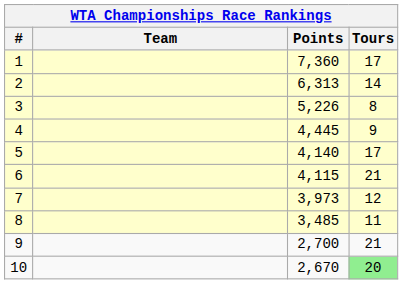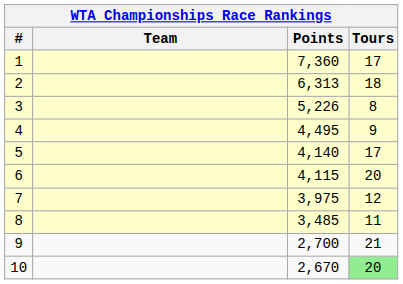(373, 85) 14 -> (373, 85) 18
(318, 130) 4,445 -> (318, 130) 4,495
(373, 176) 21 -> (373, 176) 20
(318, 199) 3,973 -> (318, 199) 3,975
